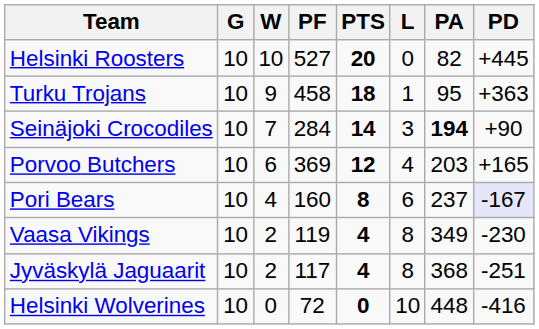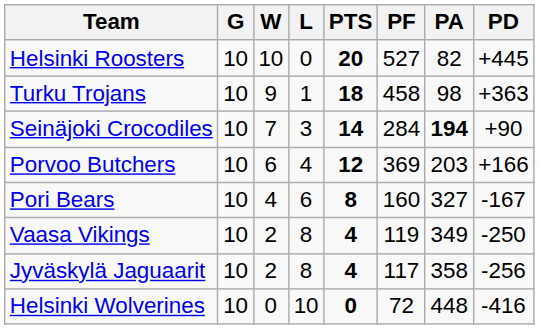columns swapped: (408, 22) <-> (312, 22)
(449, 93) 95 -> (449, 93) 98
(503, 164) +165 -> (503, 164) +166
(449, 199) 237 -> (449, 199) 327
(503, 199) lavender background -> (503, 199) no background
(503, 235) -230 -> (503, 235) -250
(449, 270) 368 -> (449, 270) 358
(503, 270) -251 -> (503, 270) -256
